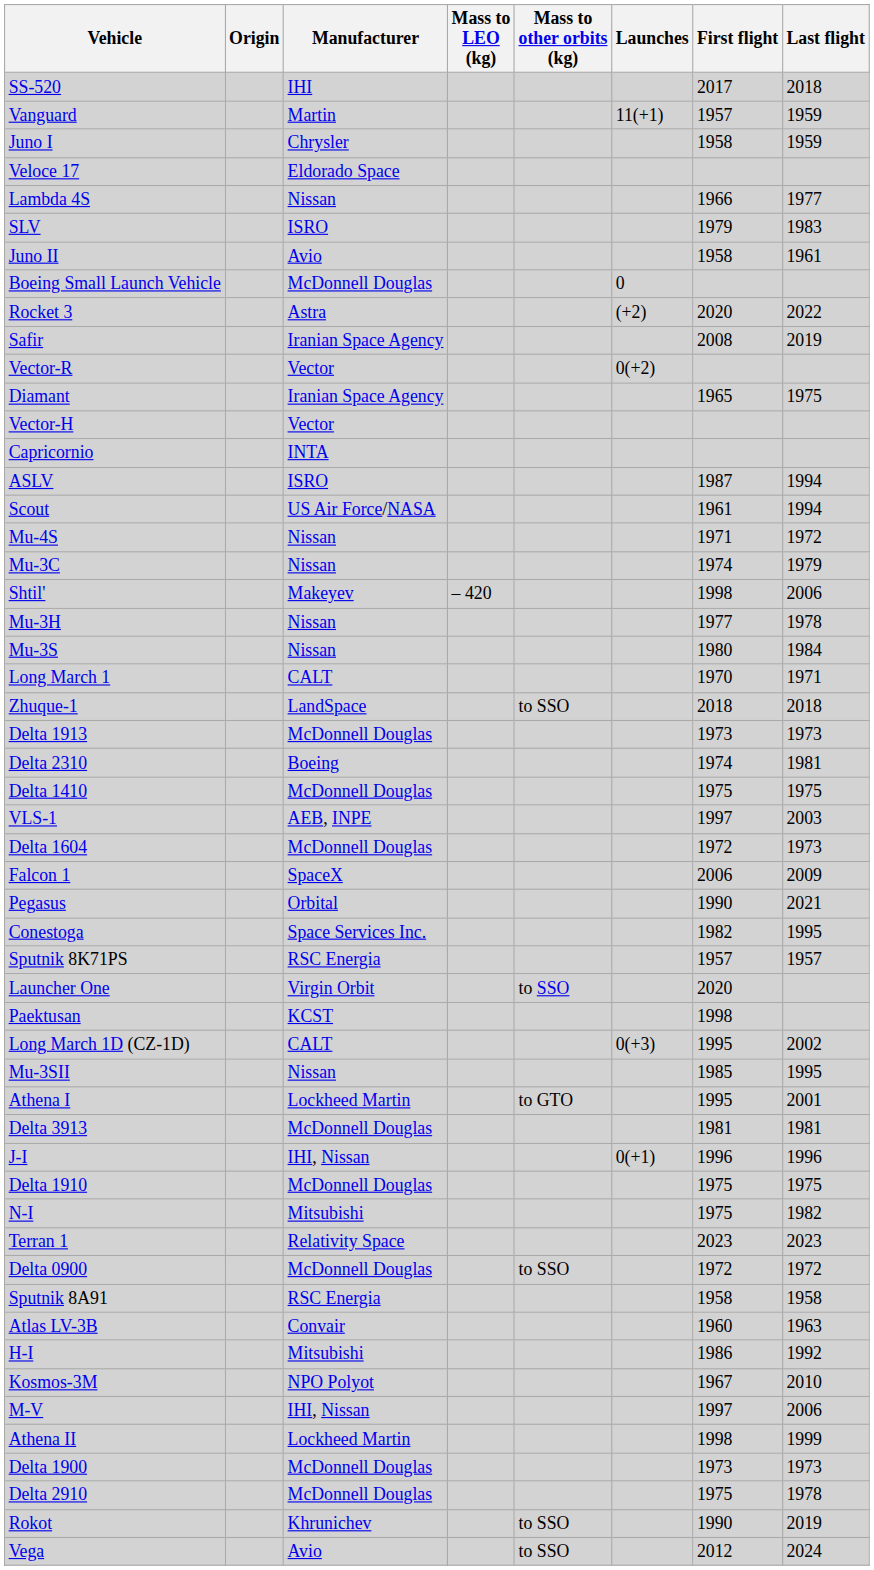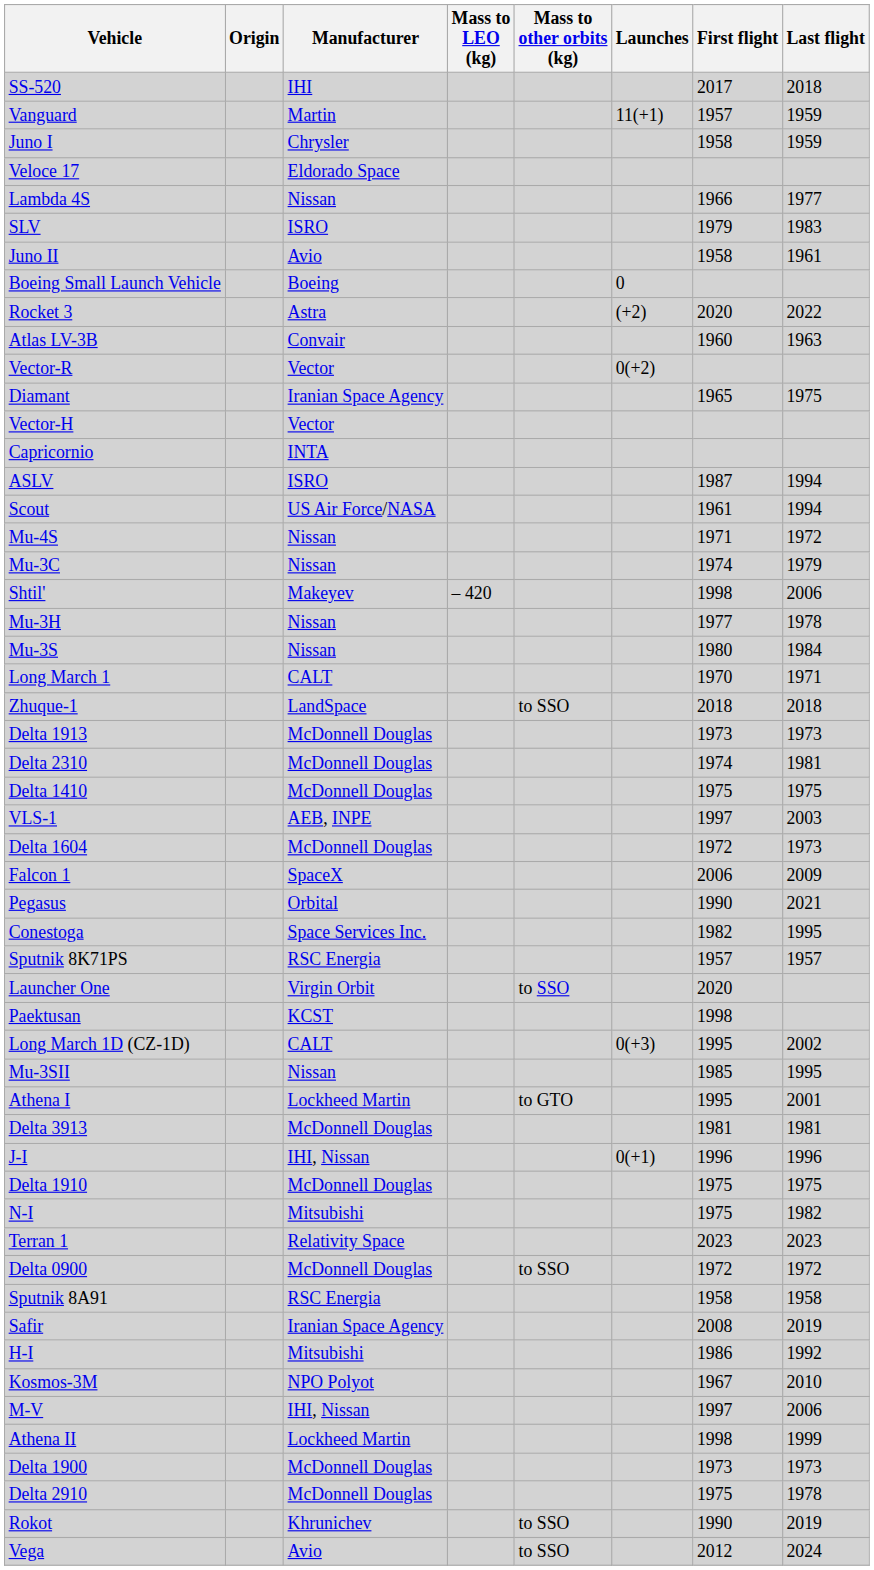(360, 283) McDonnell Douglas -> (313, 283) Boeing
rows swapped: (26, 340) <-> (53, 1326)
(313, 762) Boeing -> (360, 762) McDonnell Douglas
